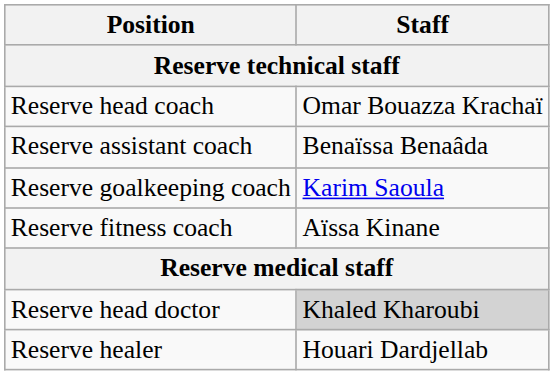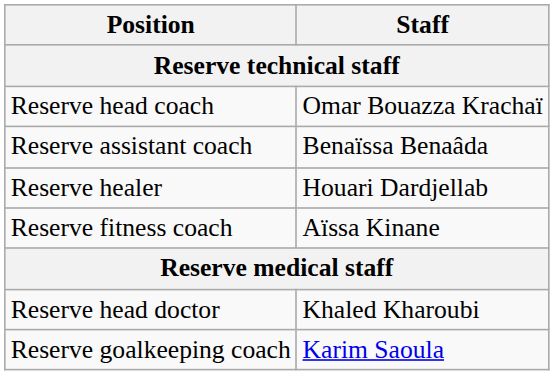rows swapped: (151, 187) <-> (86, 349)
(391, 308) lightgrey background -> (391, 308) no background
